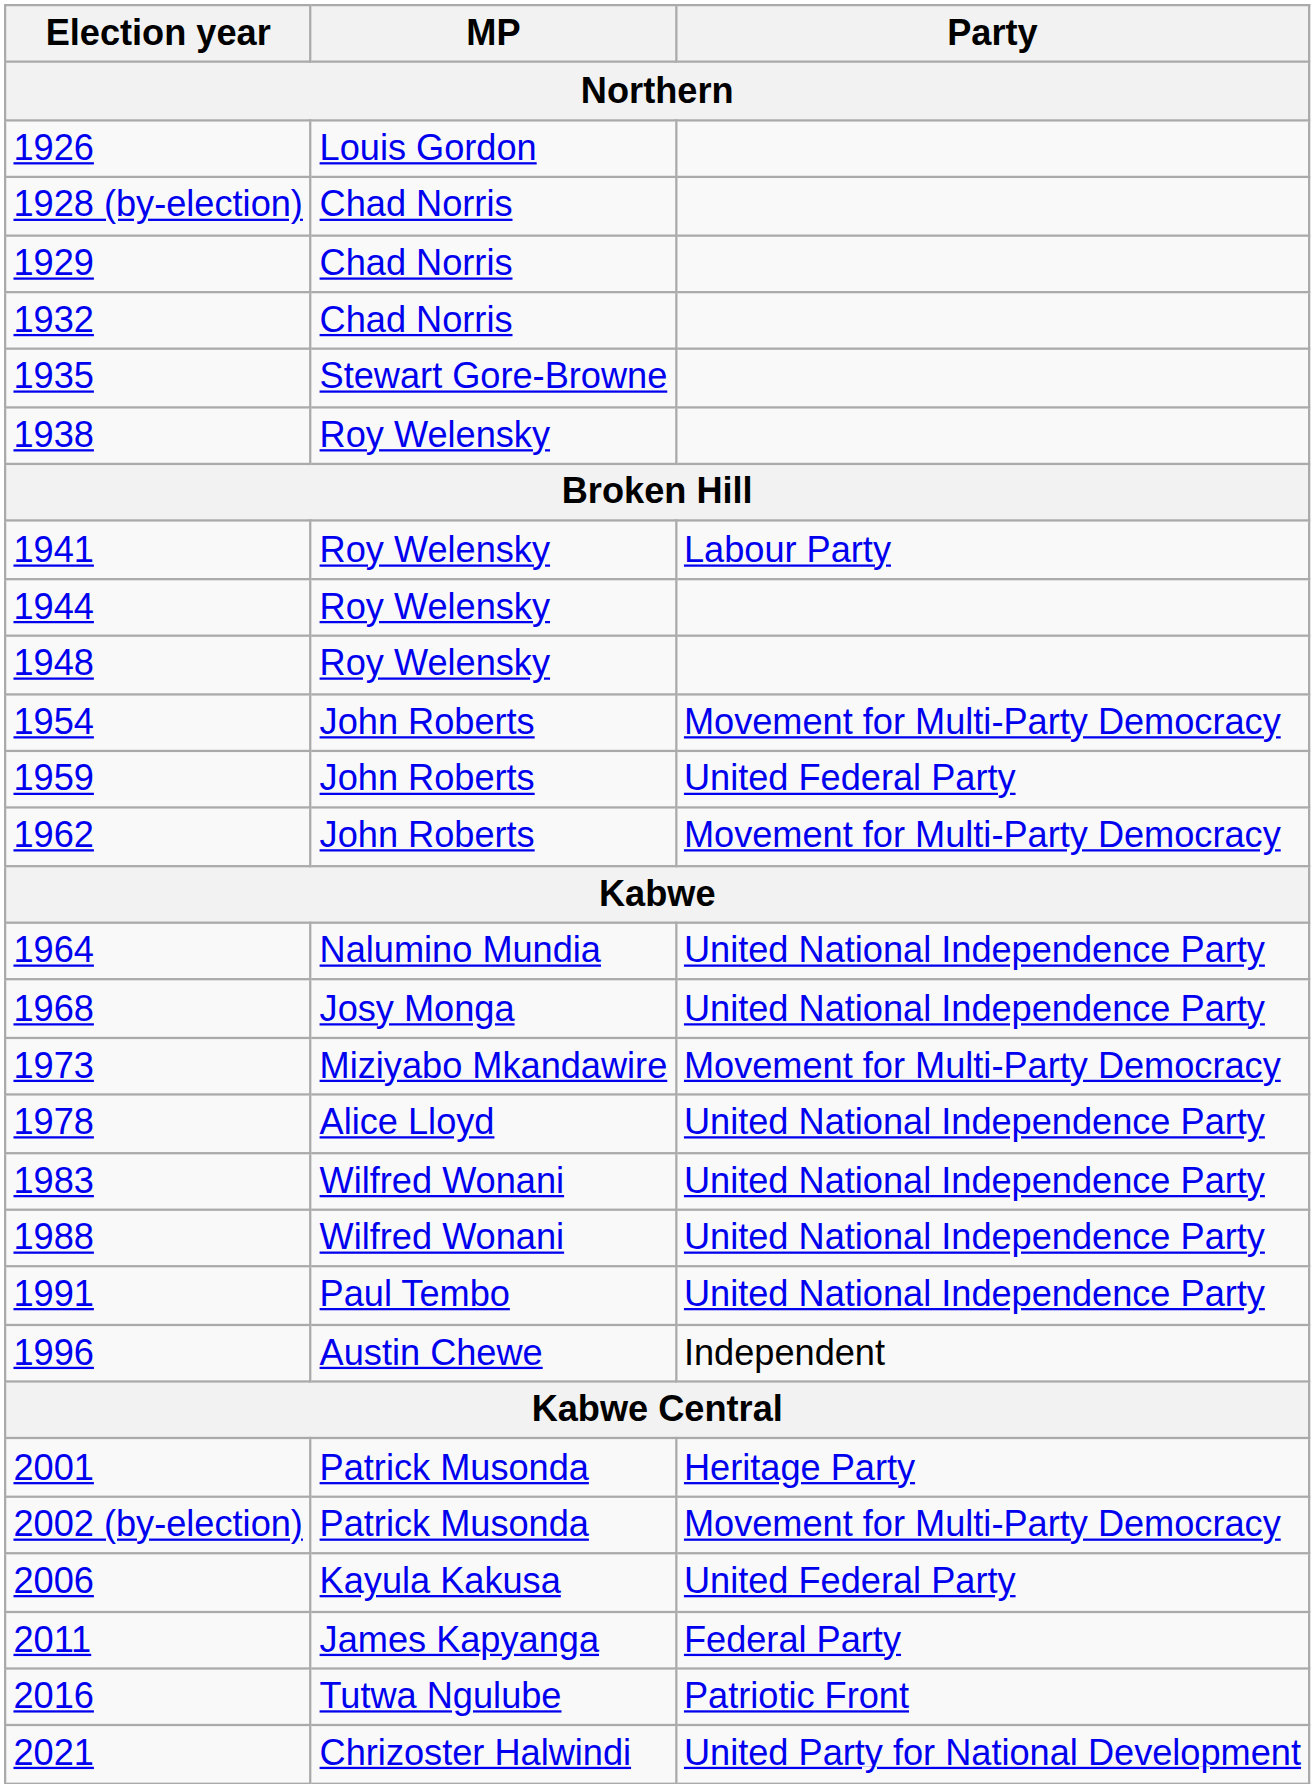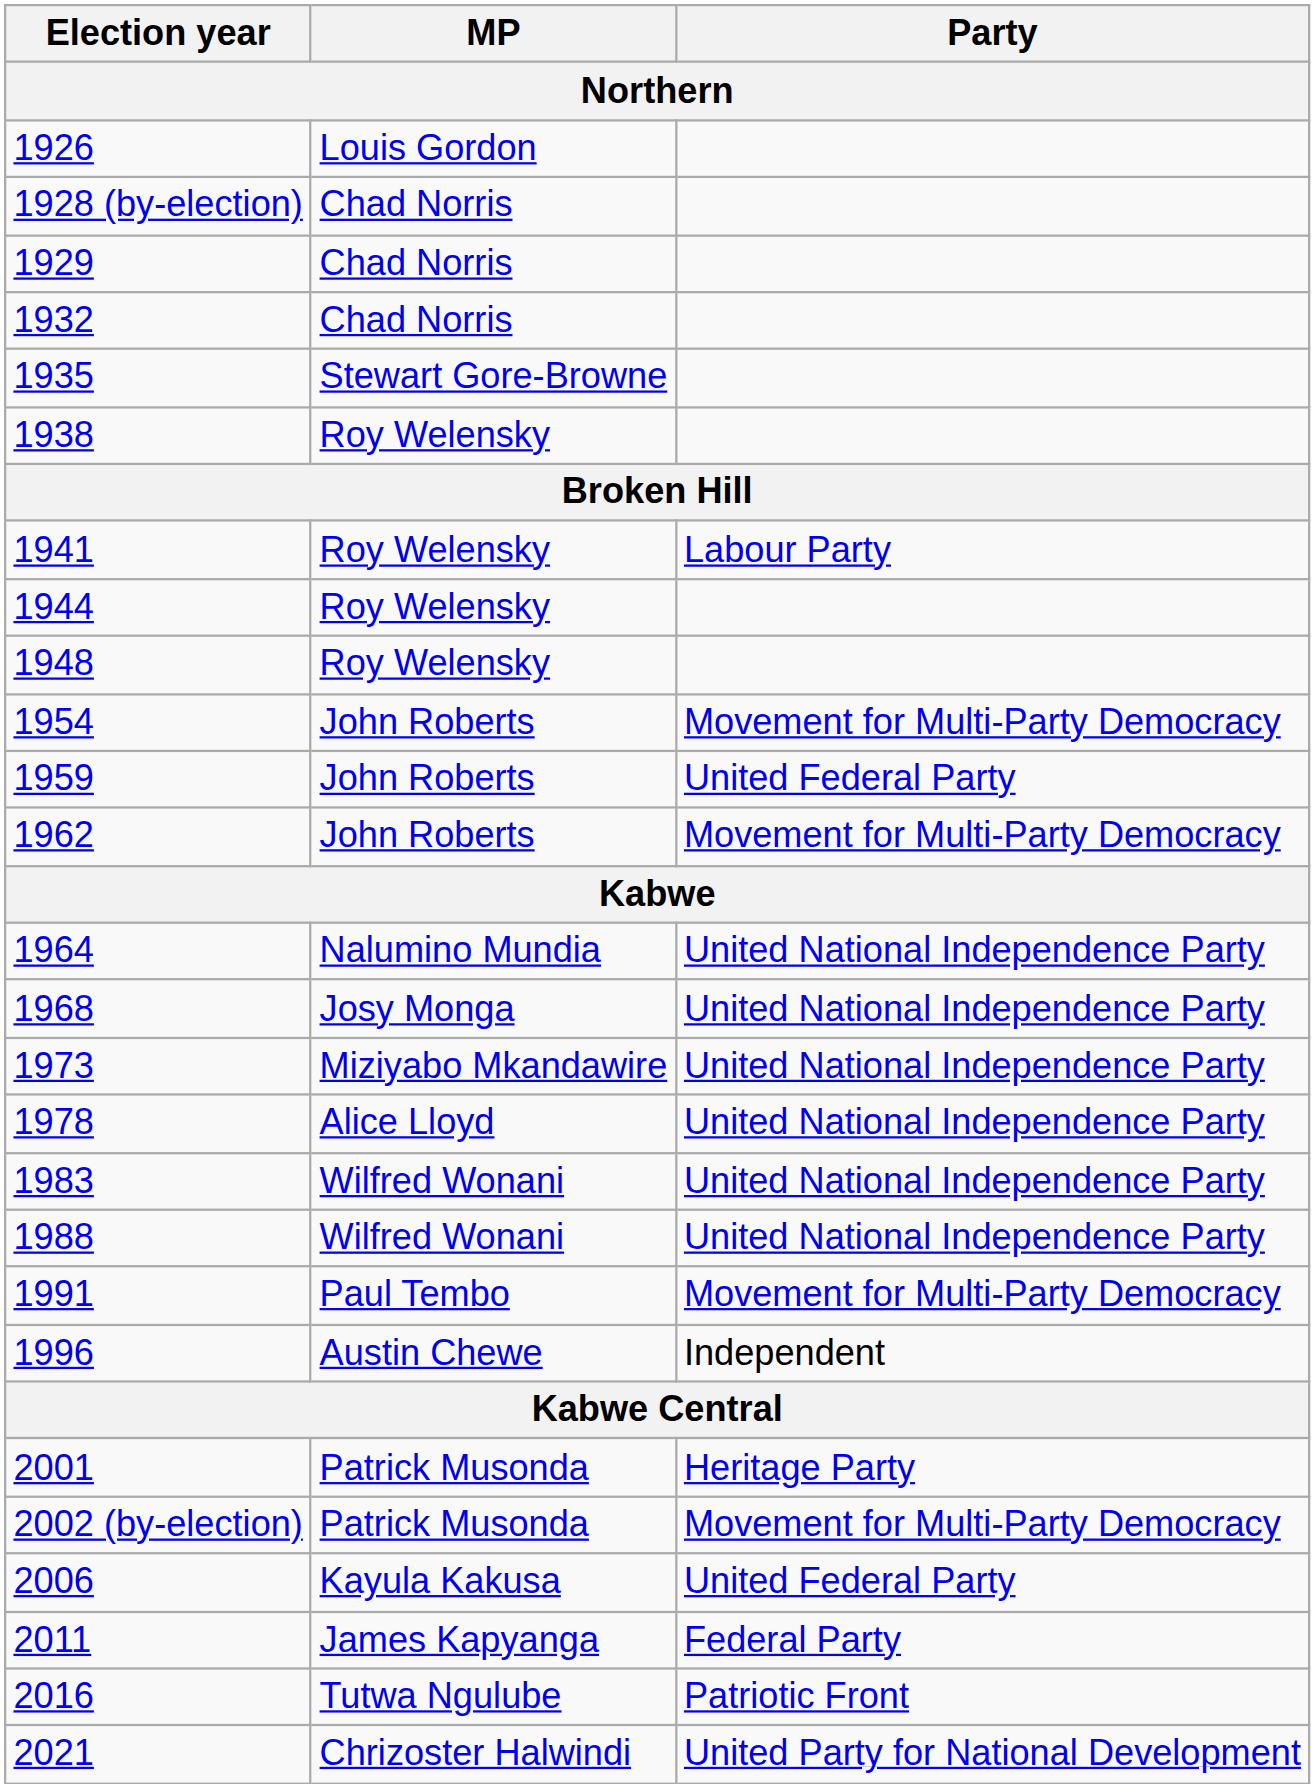(982, 1065) Movement for Multi-Party Democracy -> (974, 1065) United National Independence Party
(974, 1294) United National Independence Party -> (982, 1294) Movement for Multi-Party Democracy
